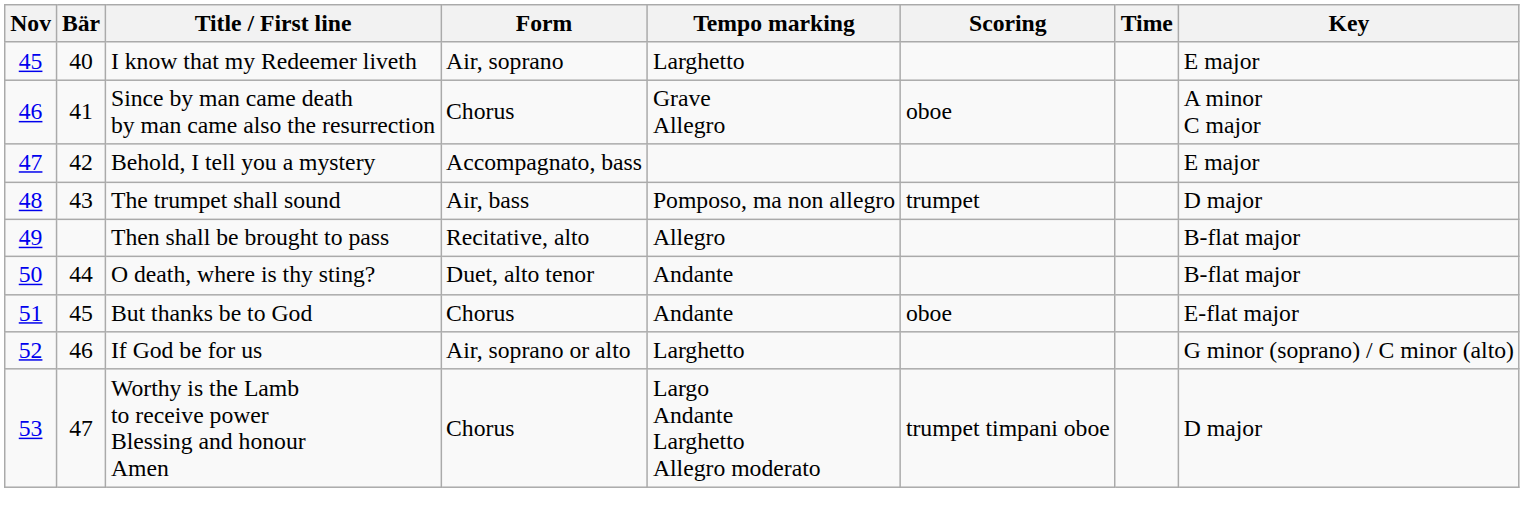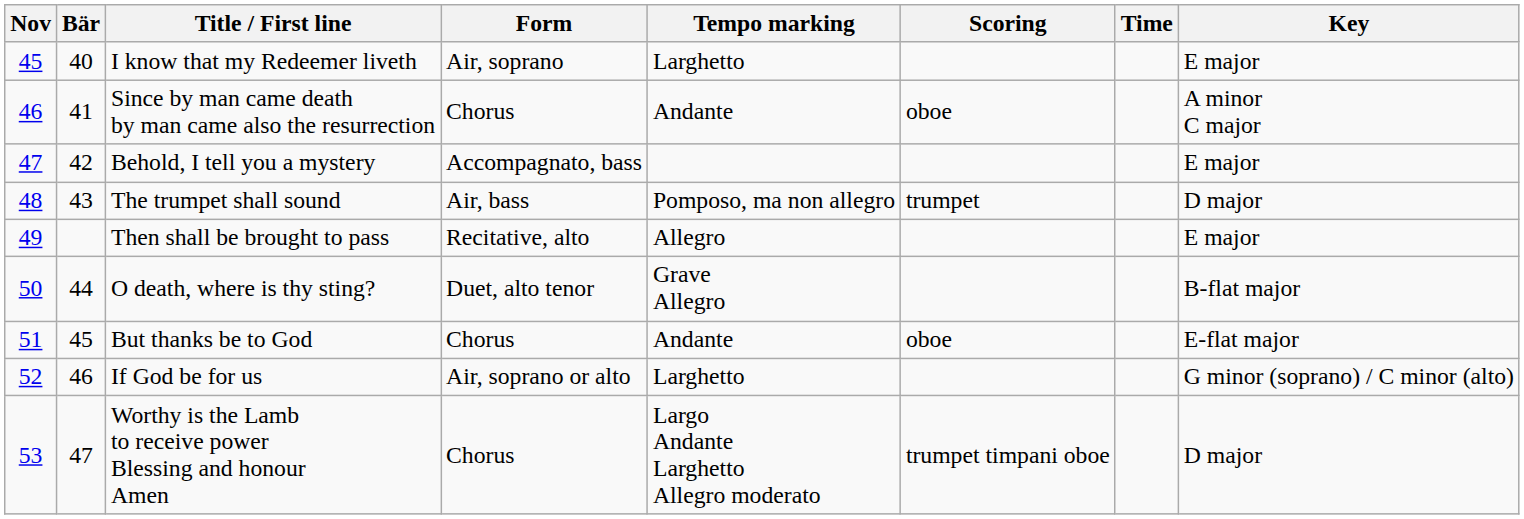(689, 111) Grave Allegro -> (693, 111) Andante
(1242, 237) B-flat major -> (1222, 237) E major
(693, 275) Andante -> (689, 288) Grave Allegro
